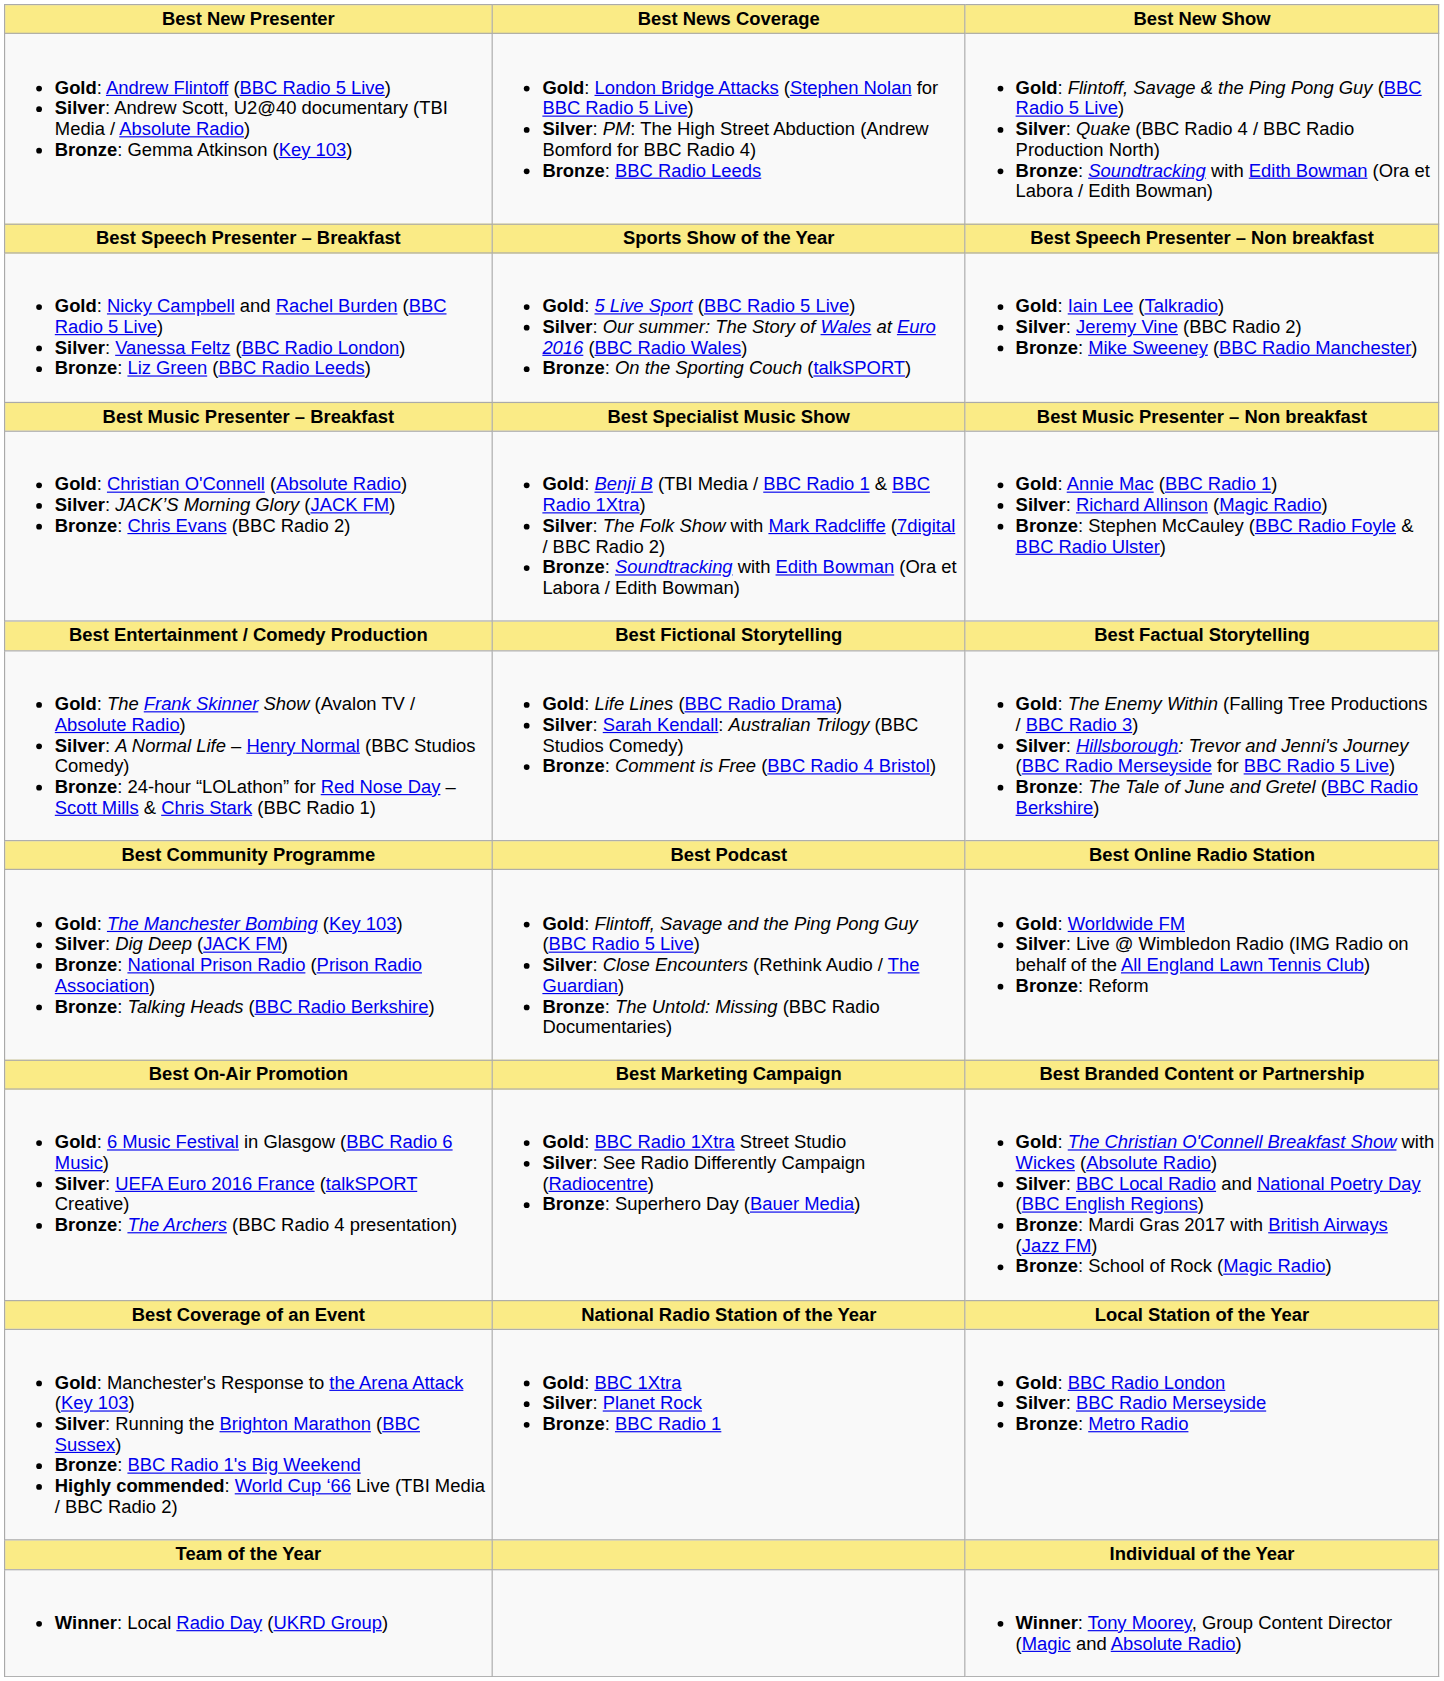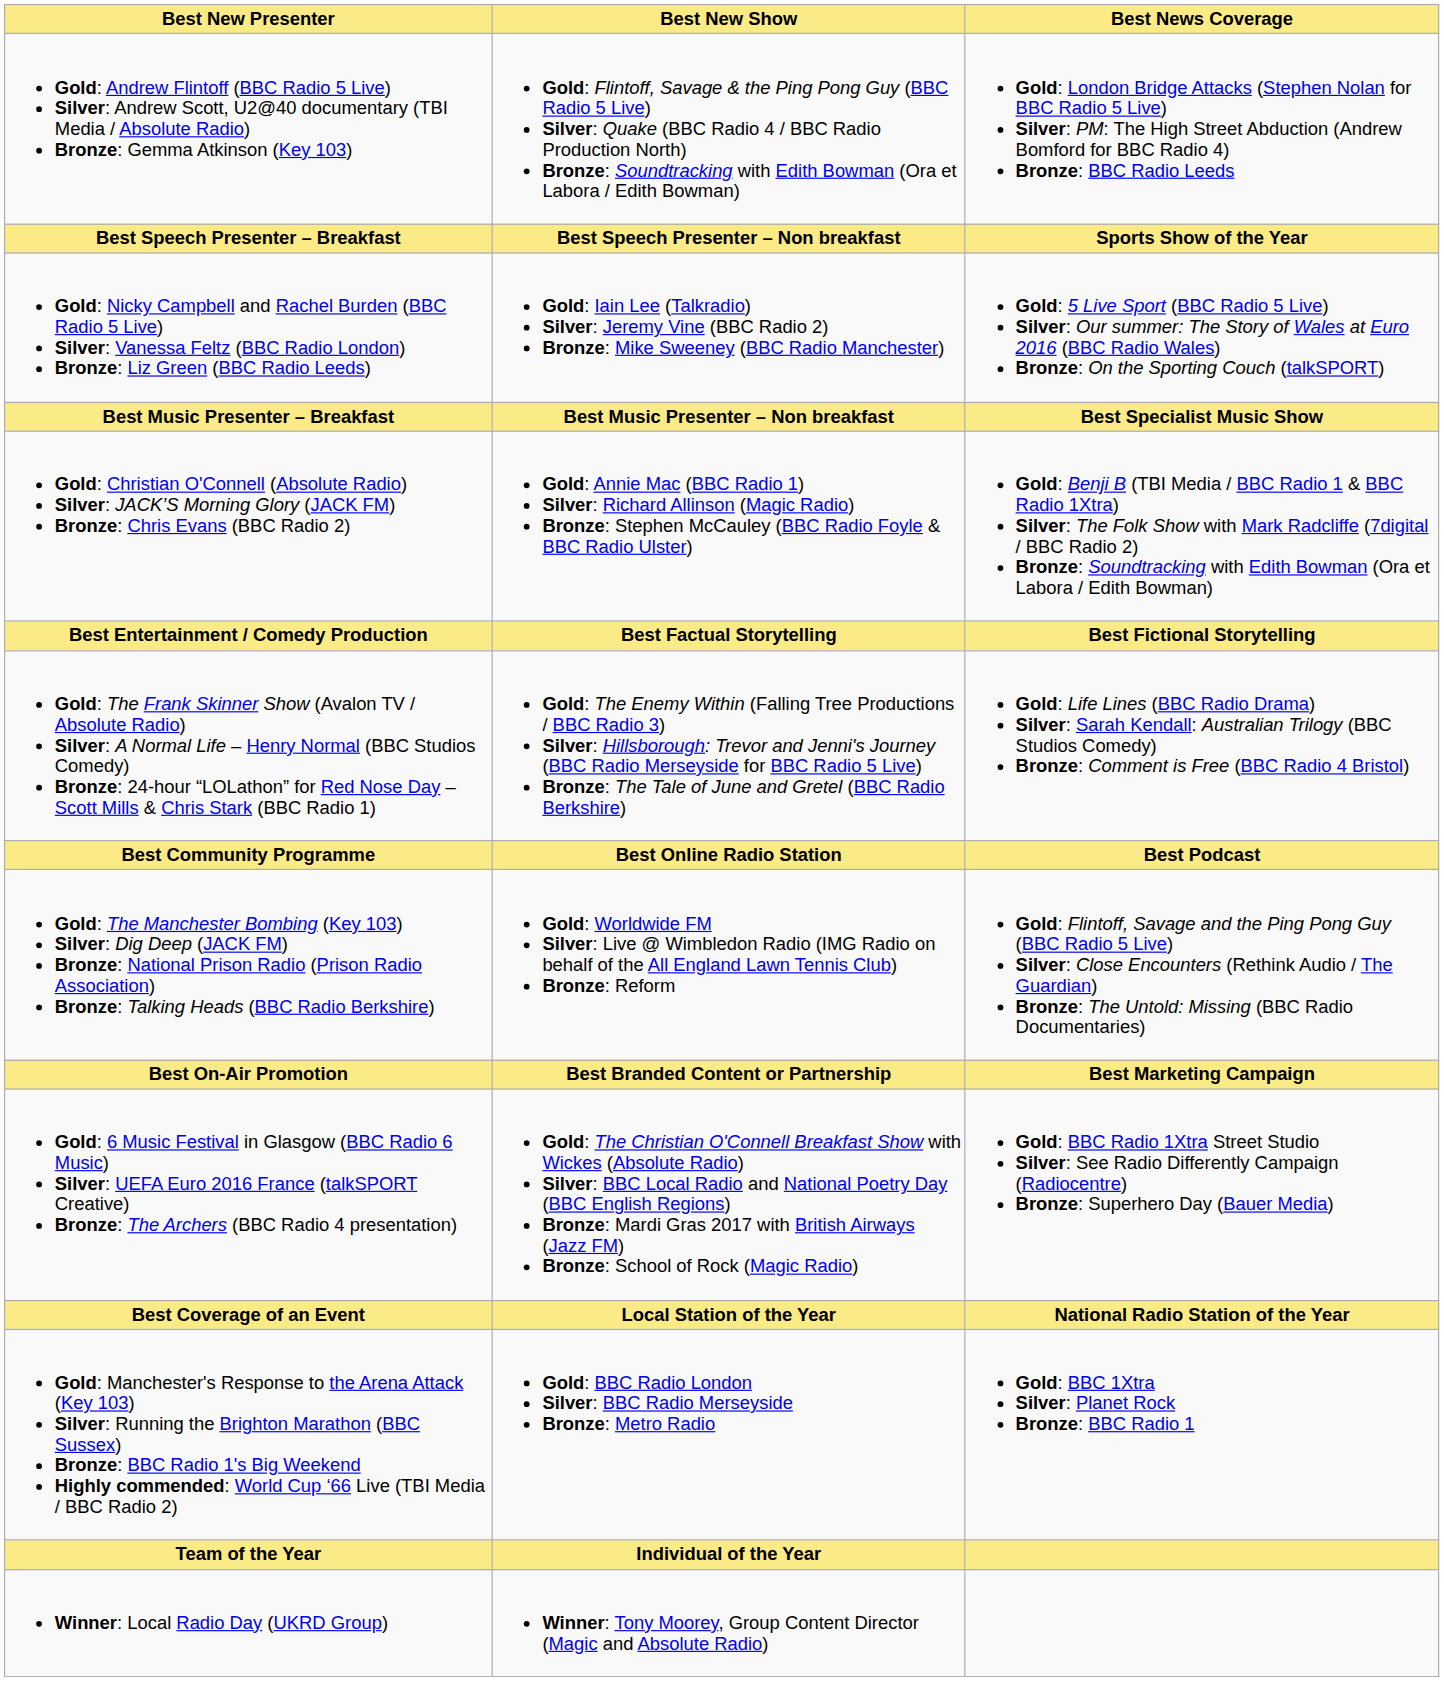columns swapped: (1202, 19) <-> (729, 19)
